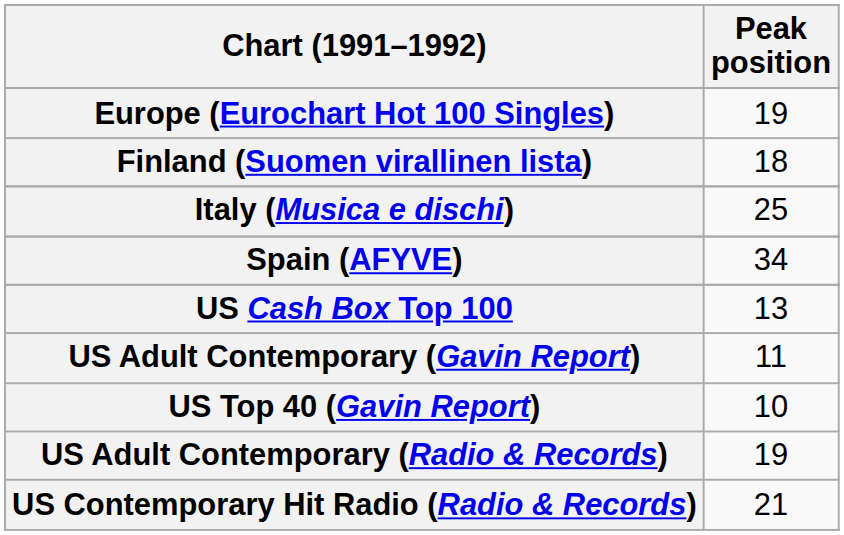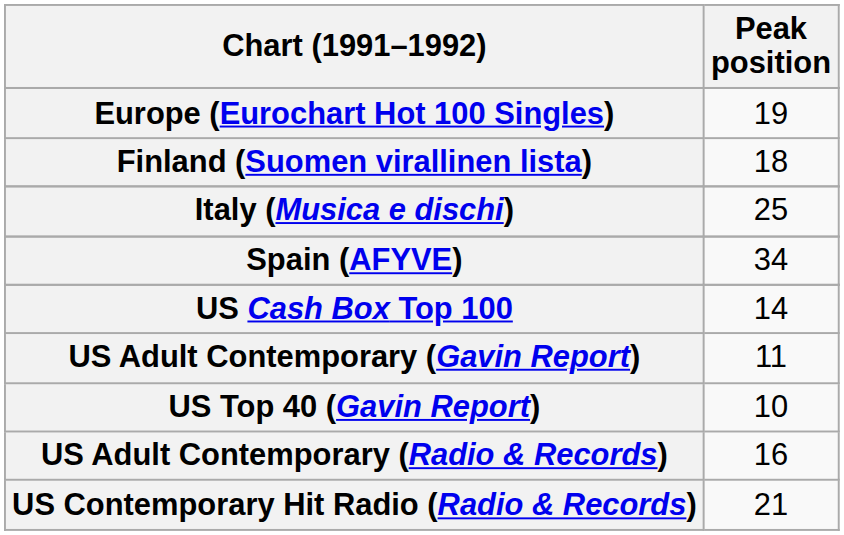(771, 308) 13 -> (771, 308) 14
(771, 455) 19 -> (771, 455) 16
